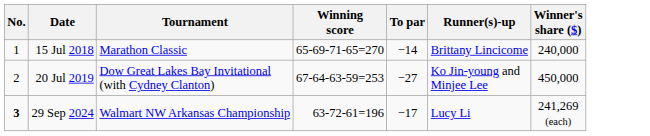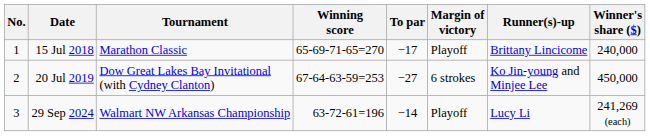+ column: (458, 22)
(407, 50) −14 -> (407, 50) −17
(16, 113) bold -> (16, 113) normal
(407, 113) −17 -> (407, 113) −14
